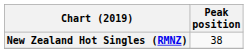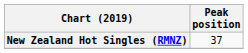(216, 40) 38 -> (216, 40) 37
